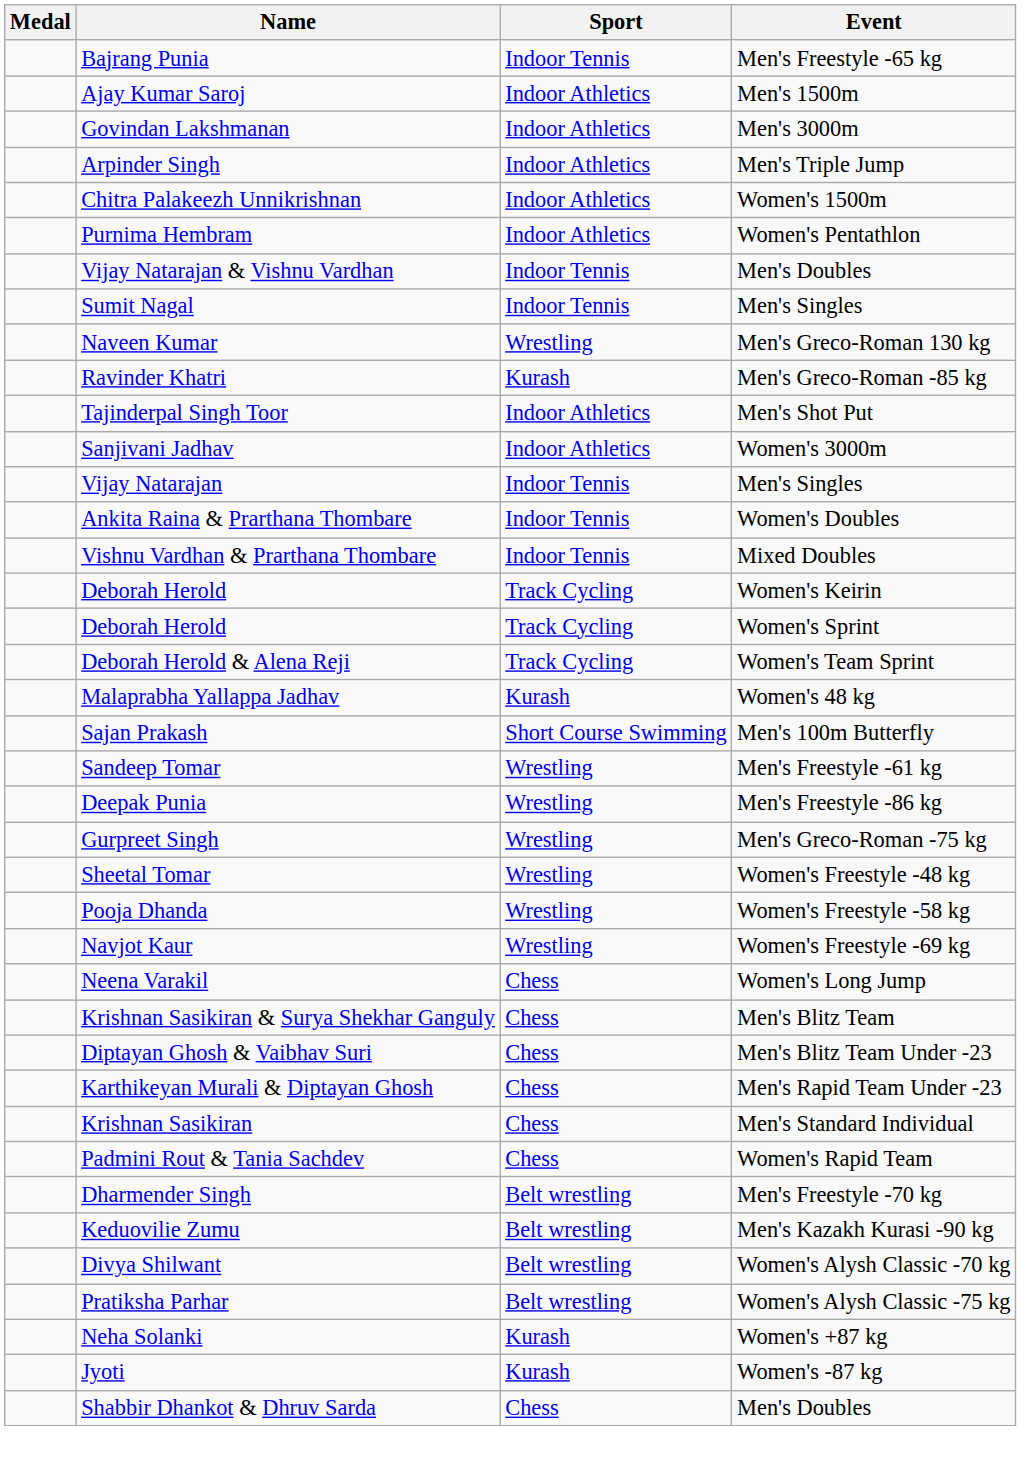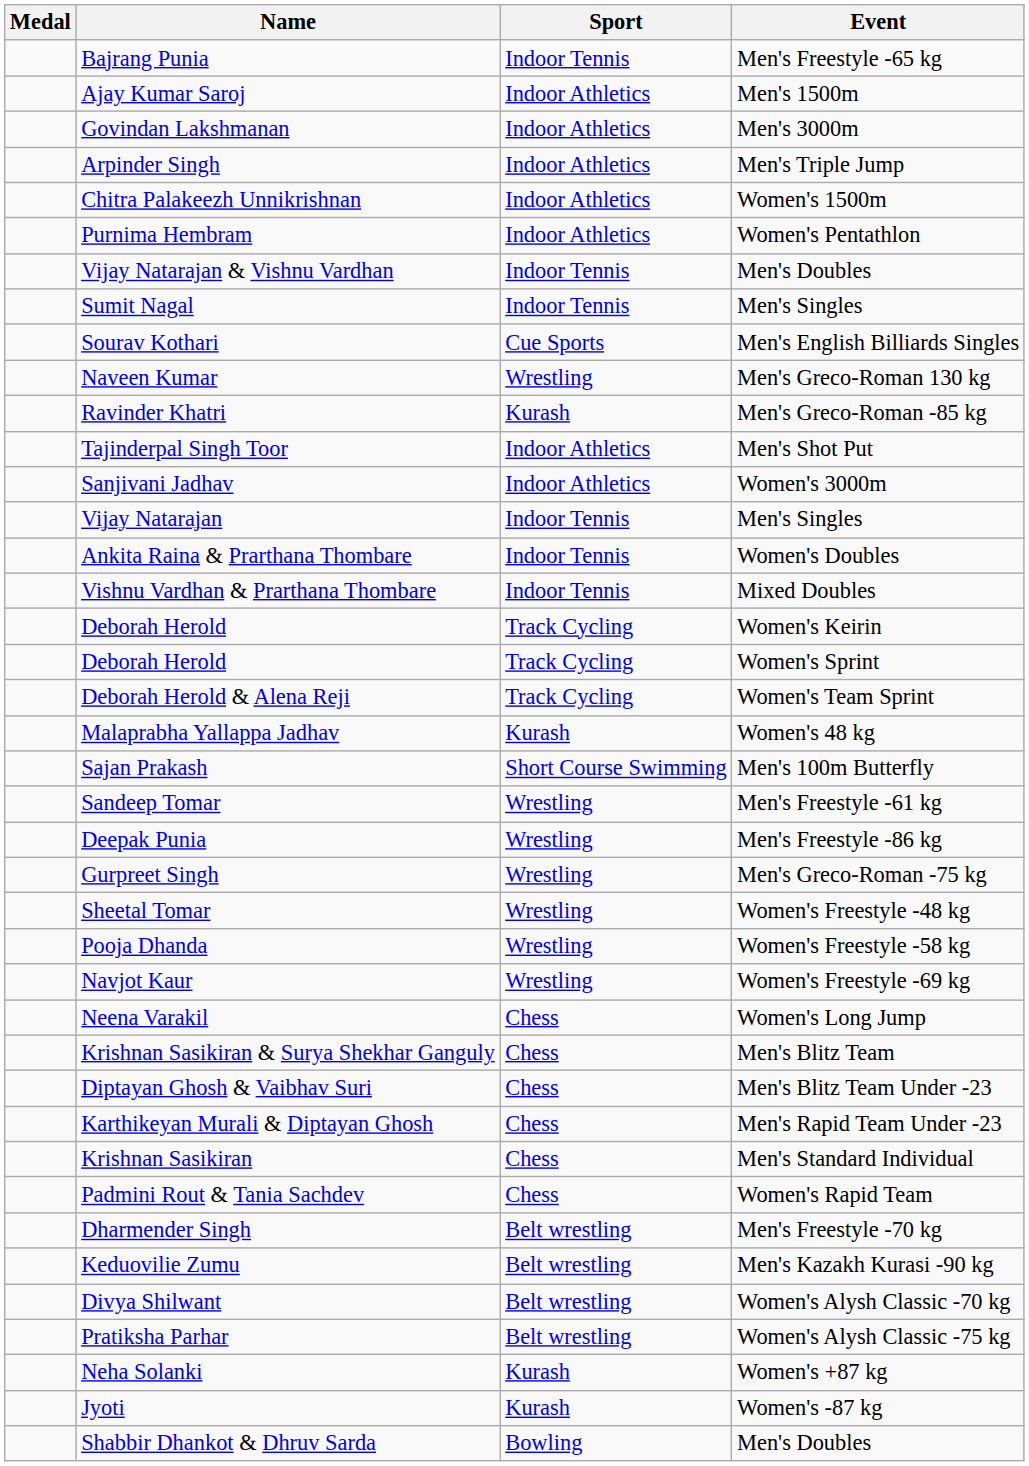+ row: (150, 341)
(532, 1407) Chess -> (544, 1443) Bowling
